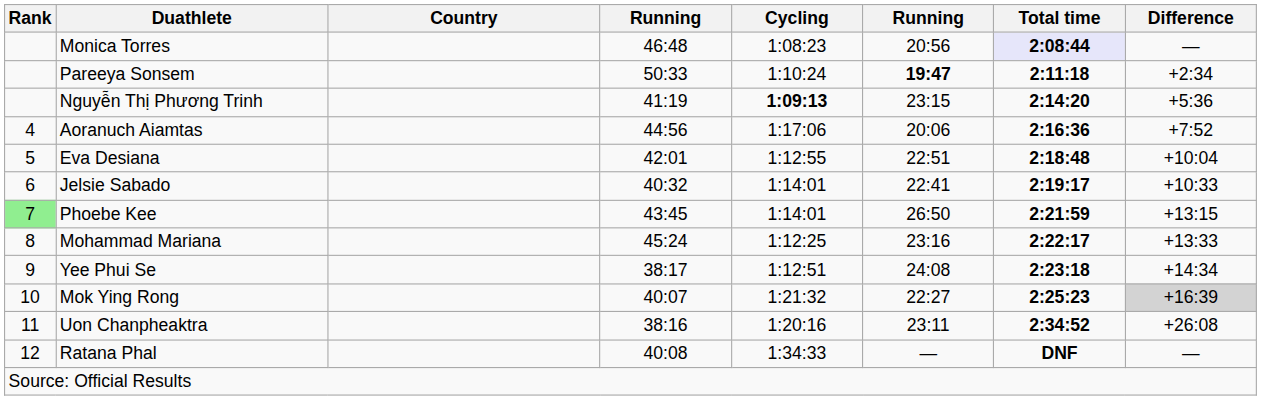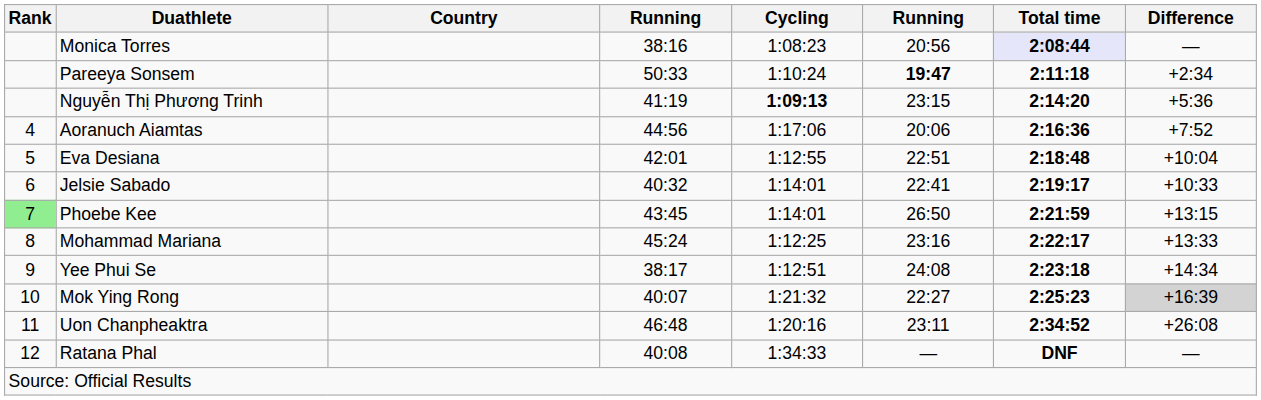(666, 46) 46:48 -> (666, 46) 38:16
(666, 325) 38:16 -> (666, 325) 46:48
